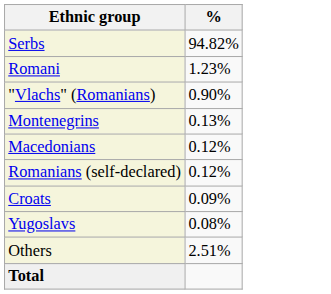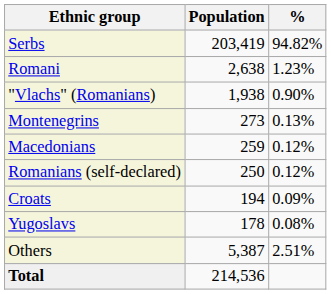+ column: (227, 17)
